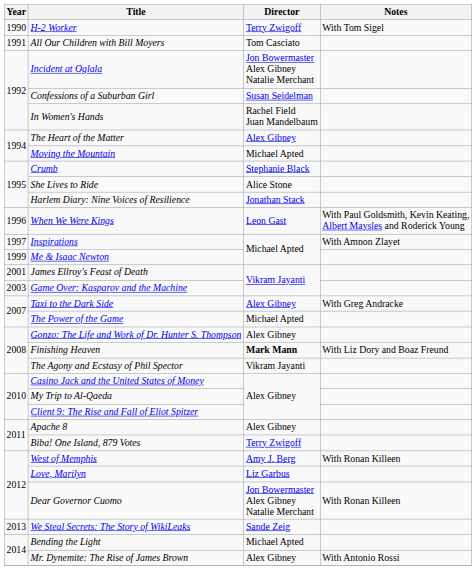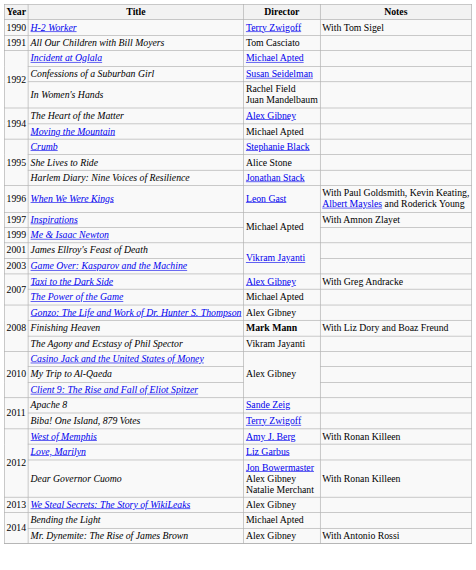(280, 69) Jon Bowermaster Alex Gibney Natalie Merchant -> (275, 58) Michael Apted
(271, 427) Alex Gibney -> (268, 405) Sande Zeig
(268, 527) Sande Zeig -> (271, 505) Alex Gibney
